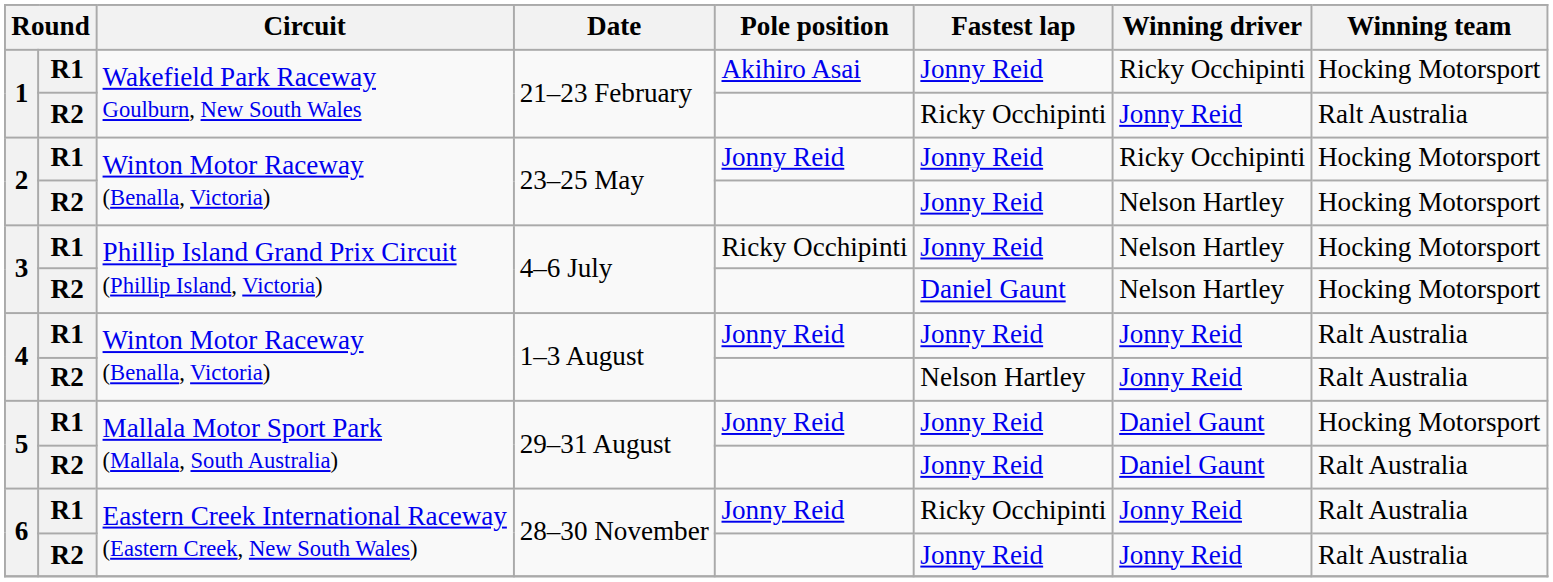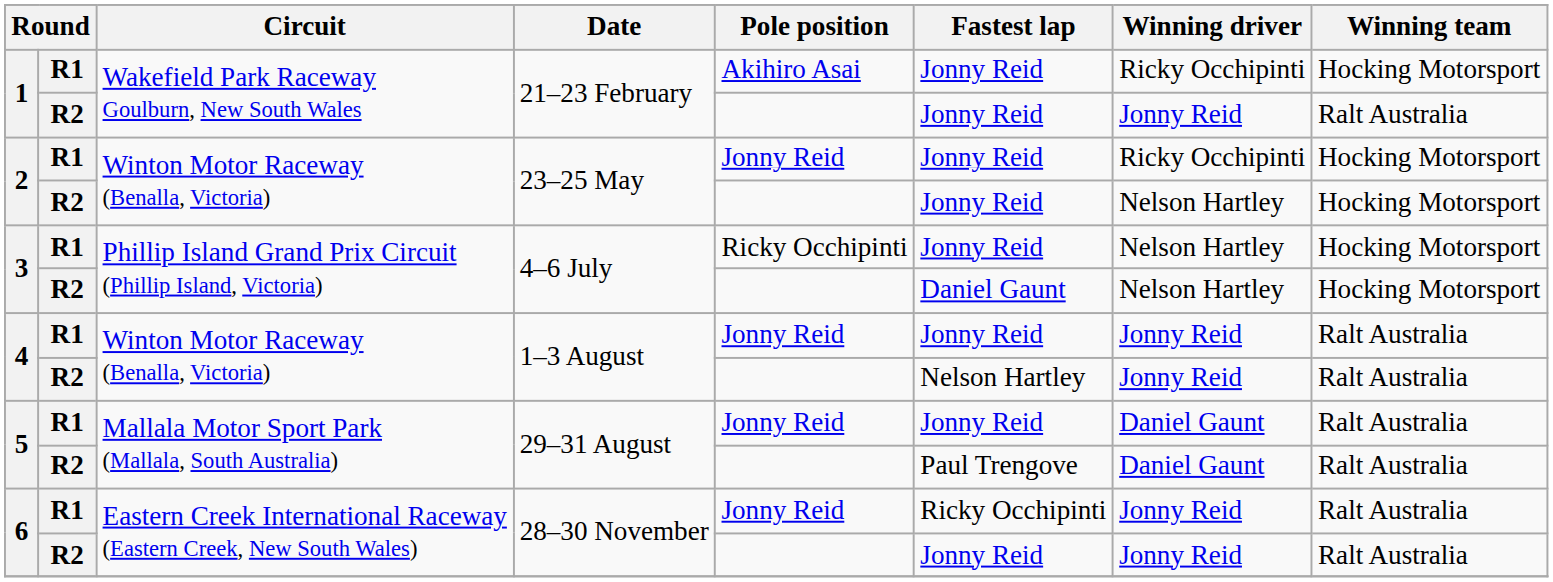(1013, 114) Ricky Occhipinti -> (982, 114) Jonny Reid
(1429, 422) Hocking Motorsport -> (1393, 422) Ralt Australia
(982, 466) Jonny Reid -> (999, 466) Paul Trengove
